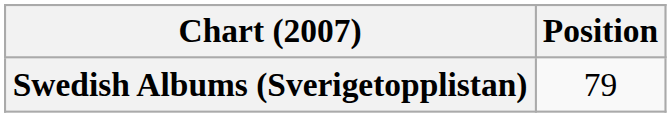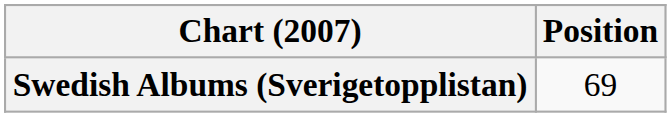(600, 84) 79 -> (600, 84) 69
